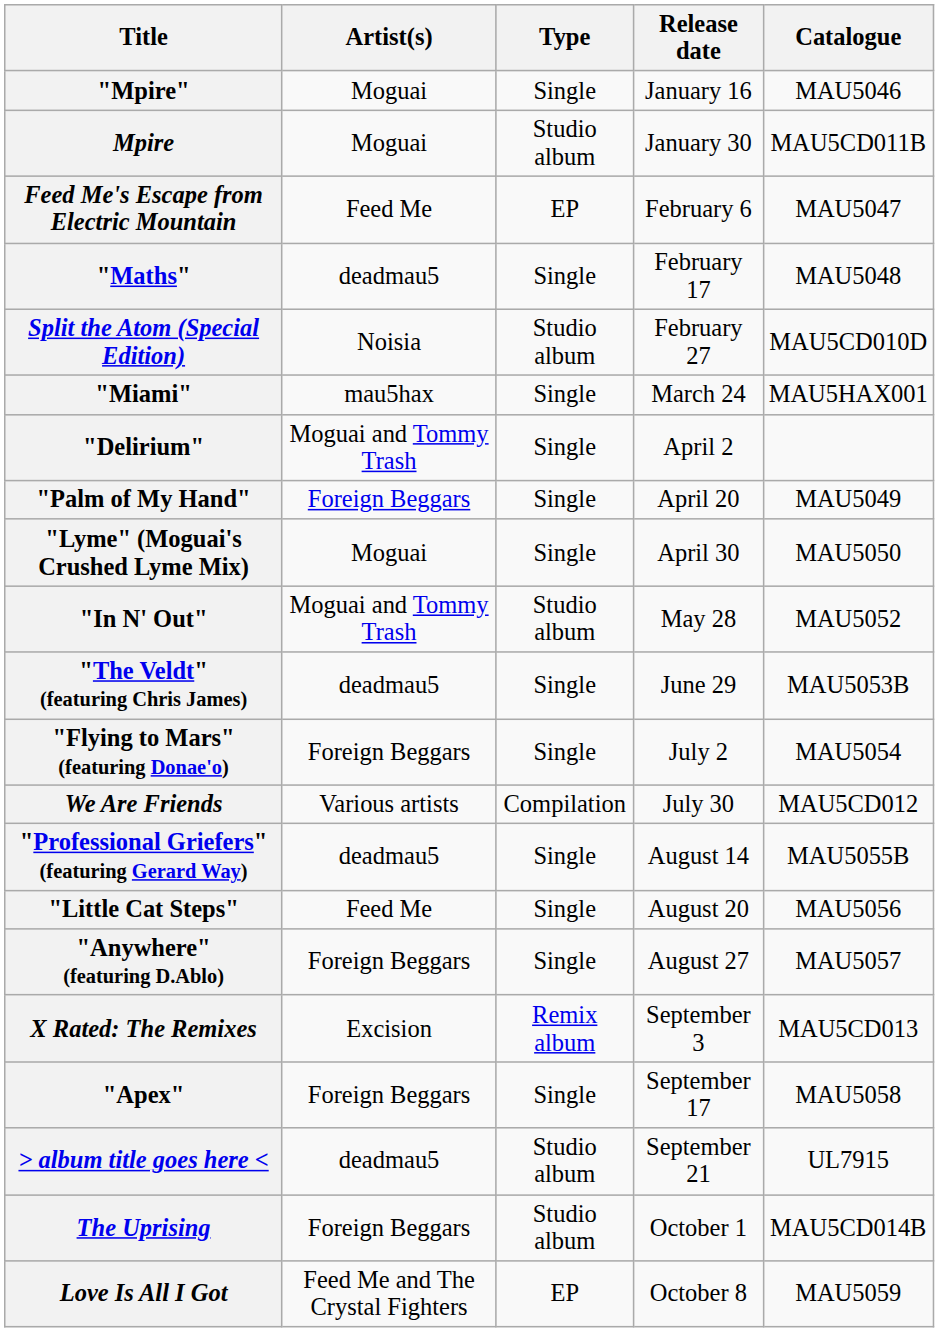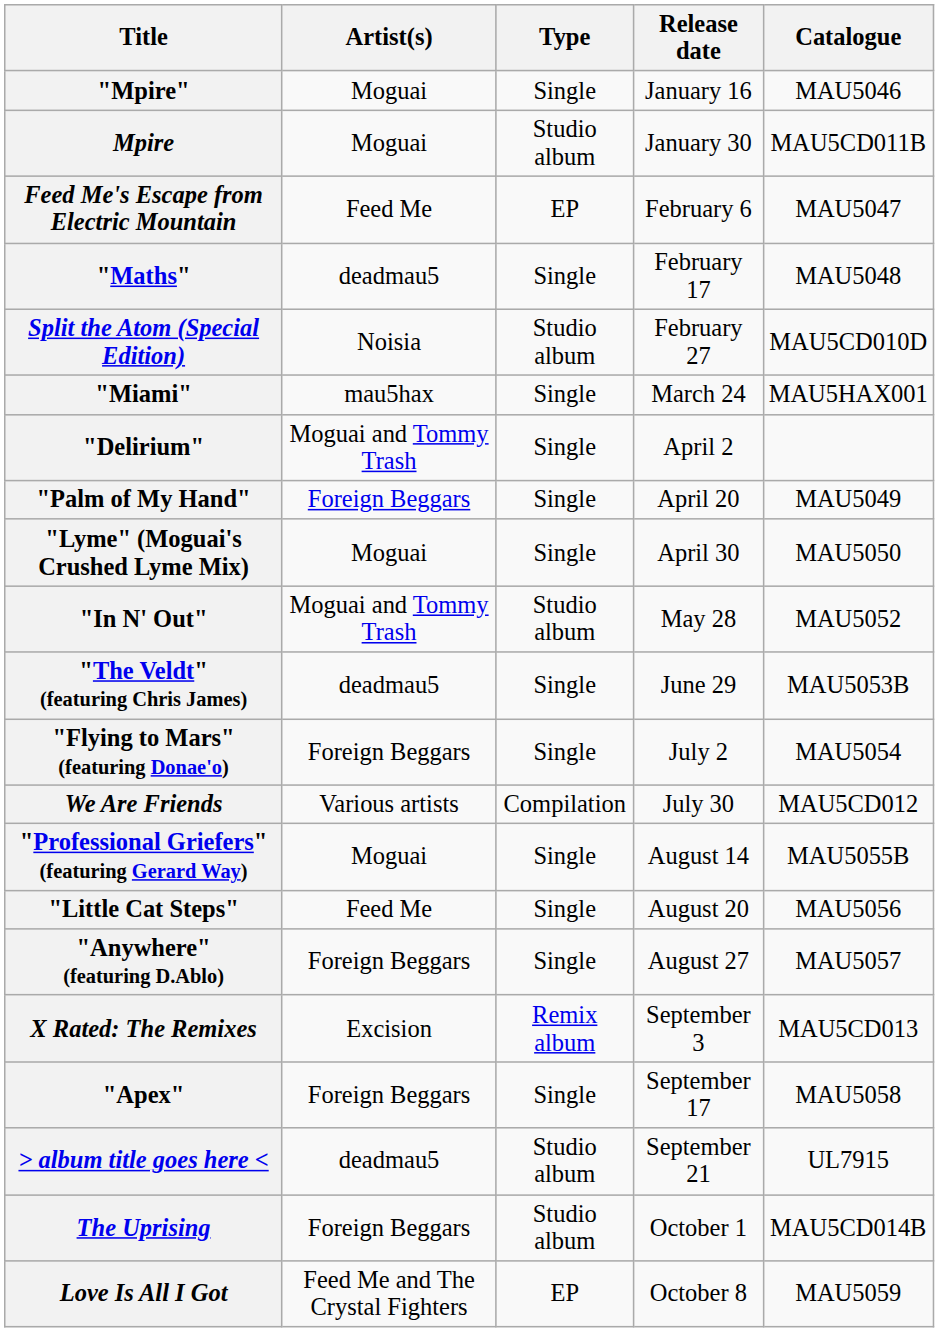(389, 856) deadmau5 -> (389, 856) Moguai
